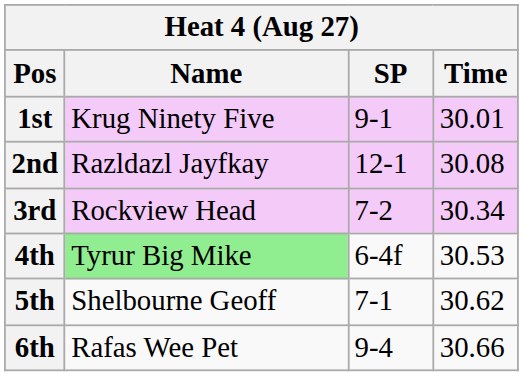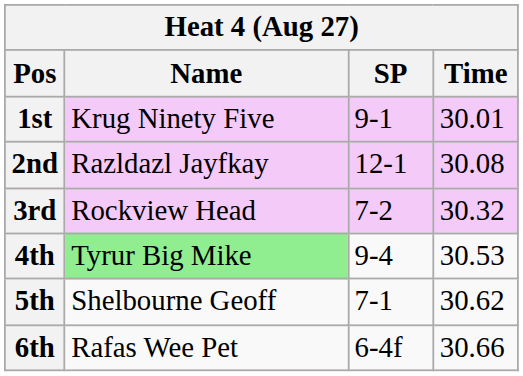(472, 210) 30.34 -> (472, 210) 30.32
(379, 255) 6-4f -> (374, 255) 9-4
(374, 347) 9-4 -> (379, 347) 6-4f
